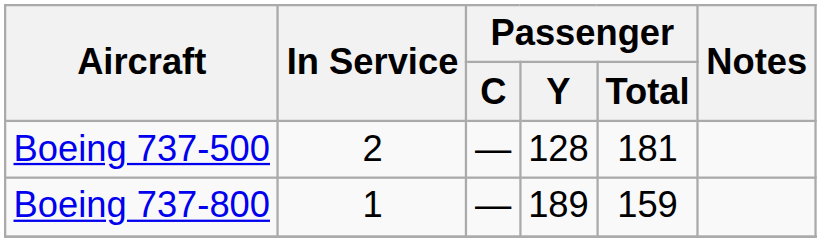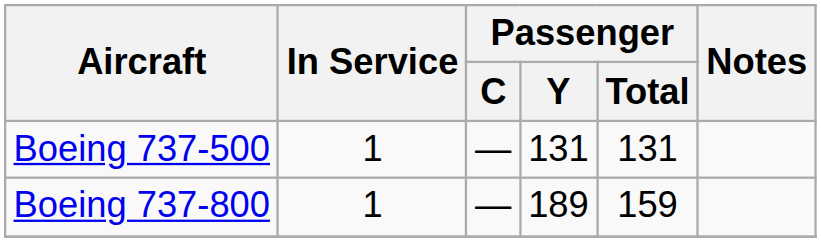(373, 148) 2 -> (373, 148) 1
(558, 148) 128 -> (558, 148) 131
(648, 148) 181 -> (648, 148) 131
